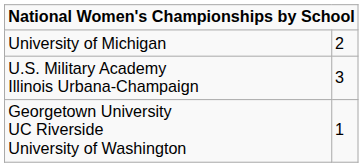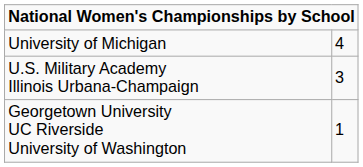(340, 43) 2 -> (340, 43) 4
